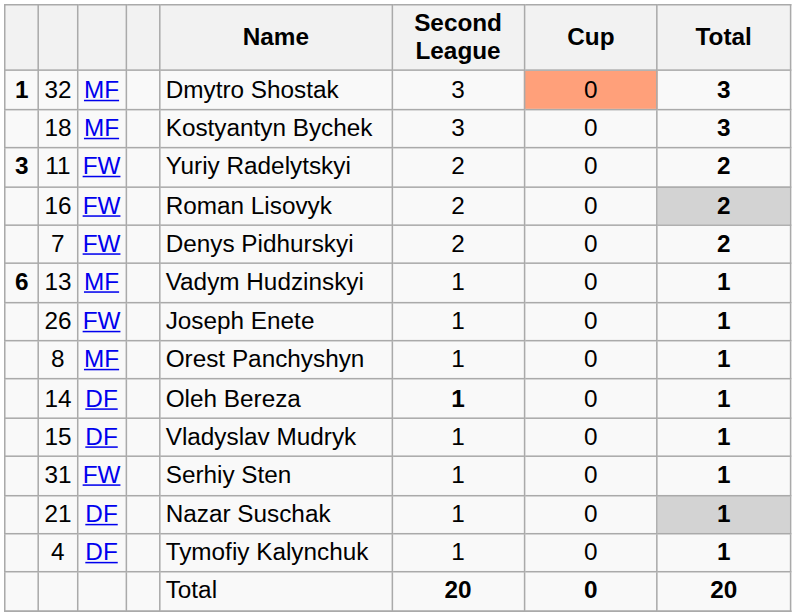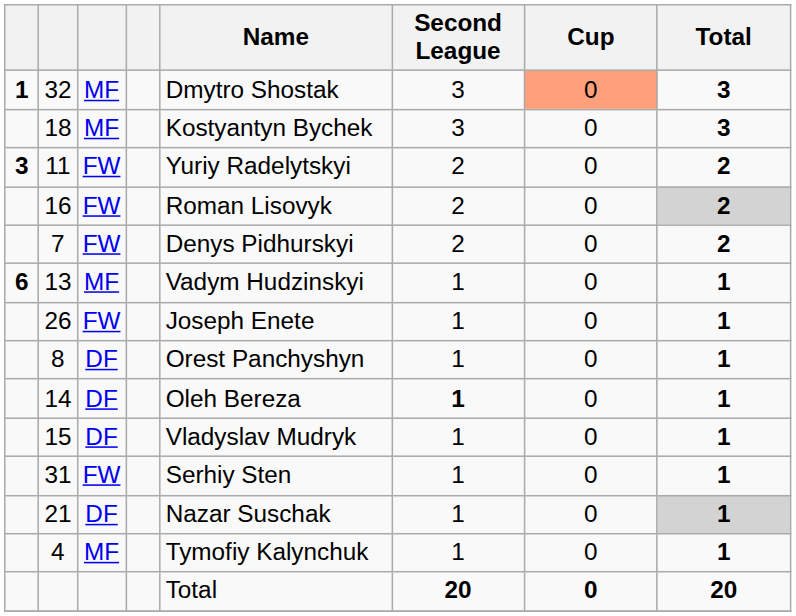(102, 359) MF -> (102, 359) DF
(102, 552) DF -> (102, 552) MF
